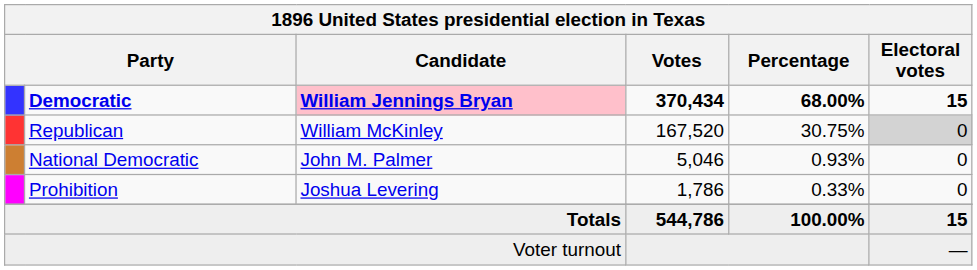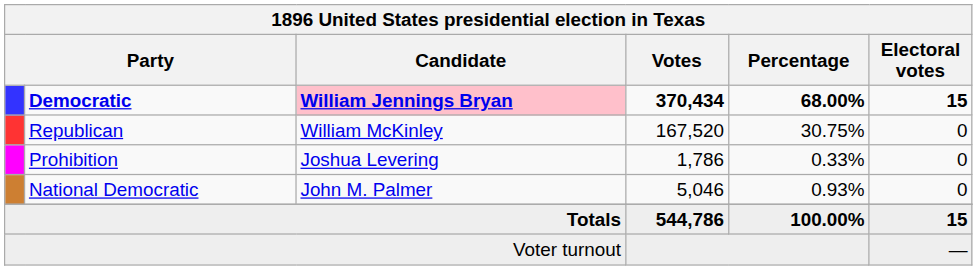(962, 130) lightgrey background -> (962, 130) no background
rows swapped: (114, 160) <-> (73, 190)
